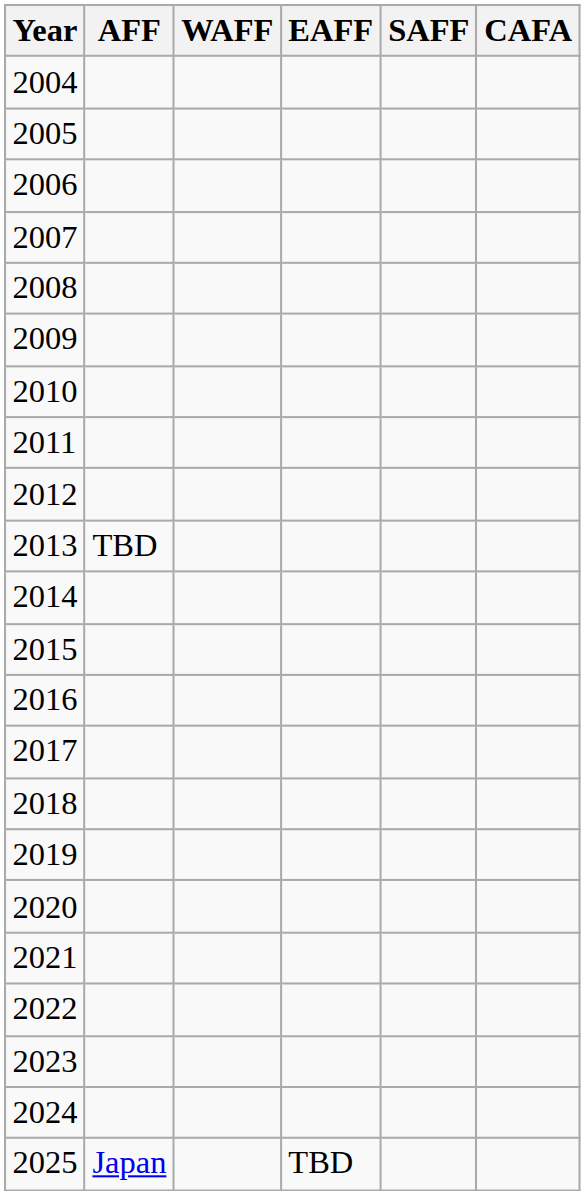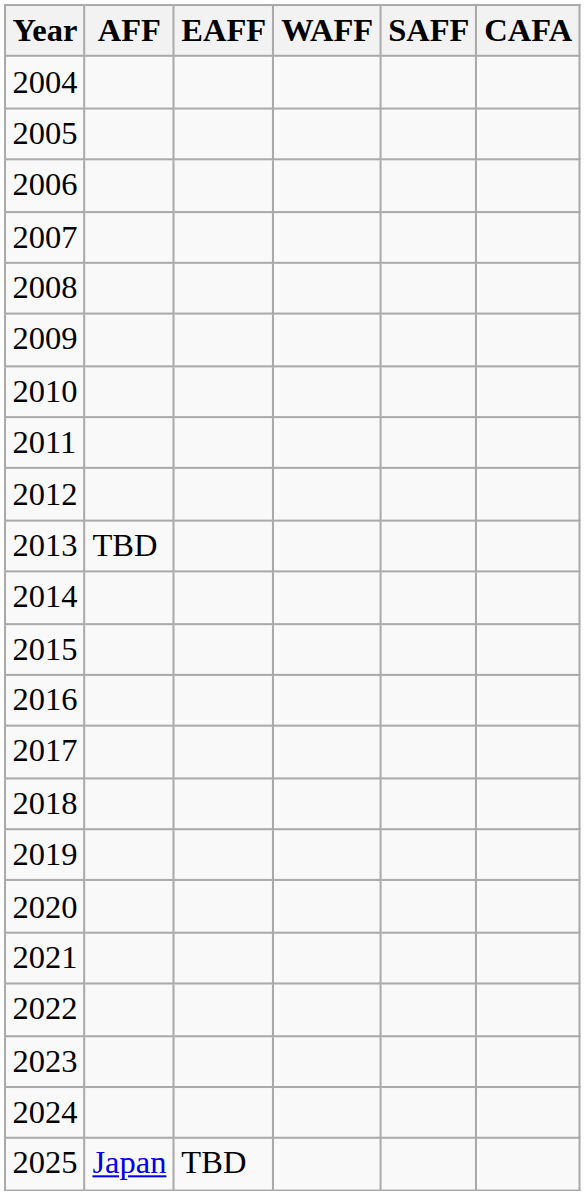columns swapped: (331, 30) <-> (227, 30)
